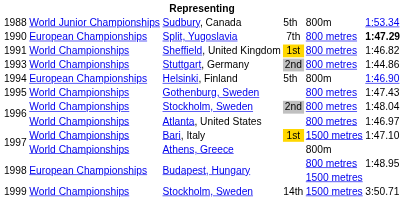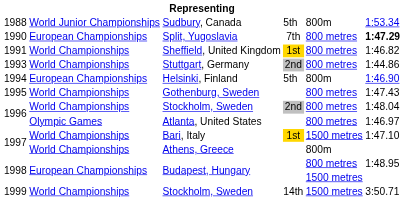(79, 121) World Championships -> (66, 121) Olympic Games
